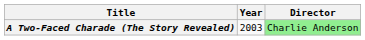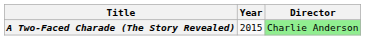(251, 28) 2003 -> (251, 28) 2015
